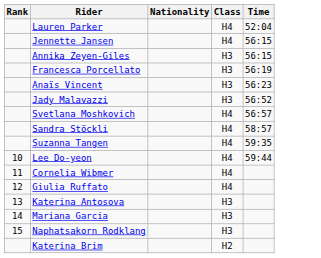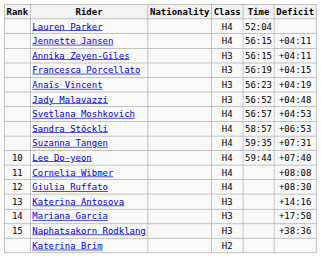+ column: (295, 12)
